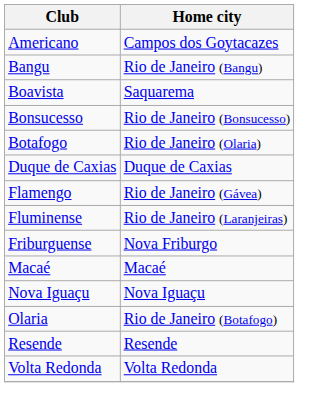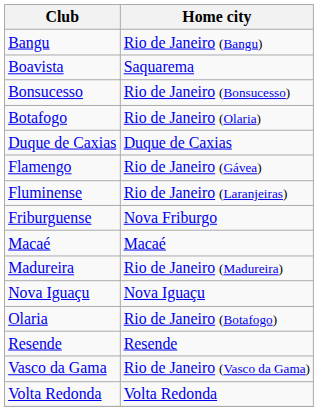- row: (43, 42)
+ row: (41, 268)
+ row: (57, 368)
